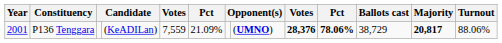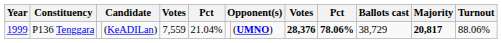(17, 30) 2001 -> (17, 30) 1999
(206, 30) 21.09% -> (206, 30) 21.04%
